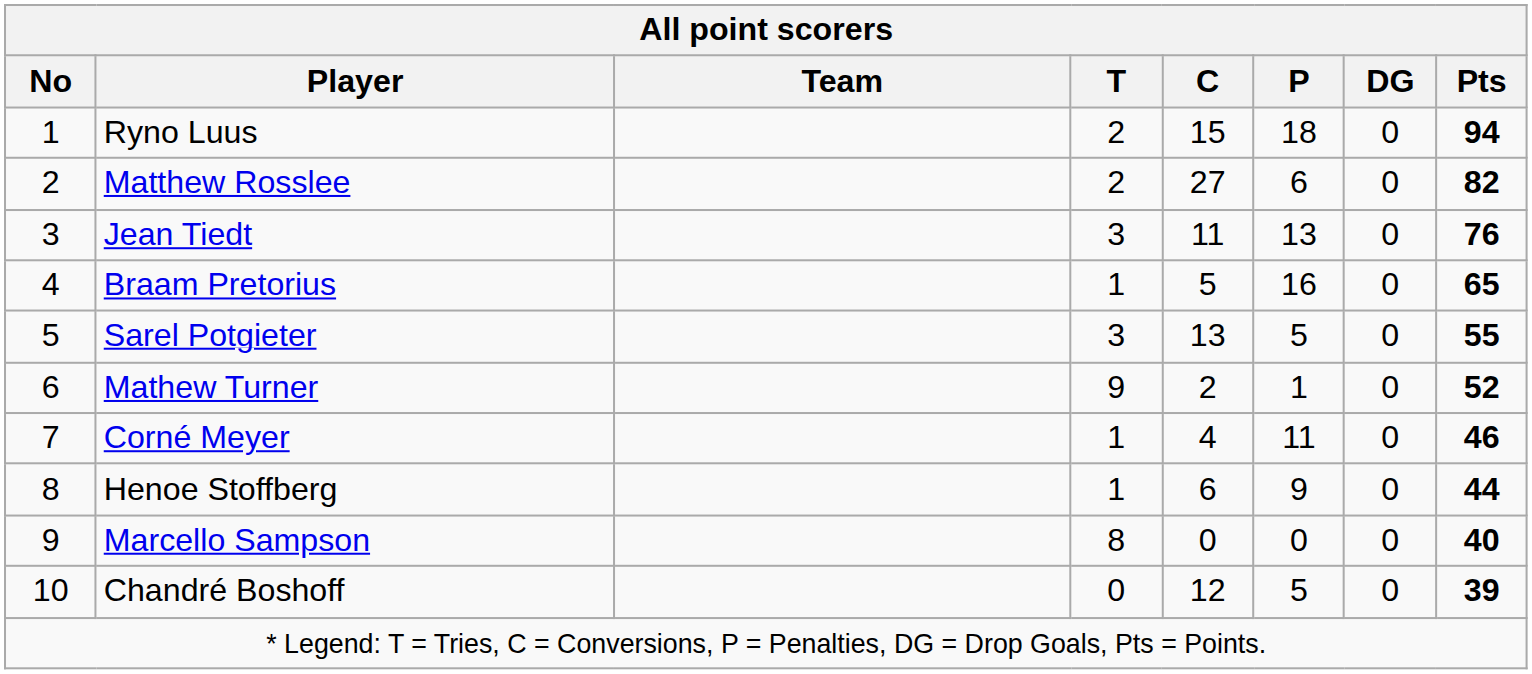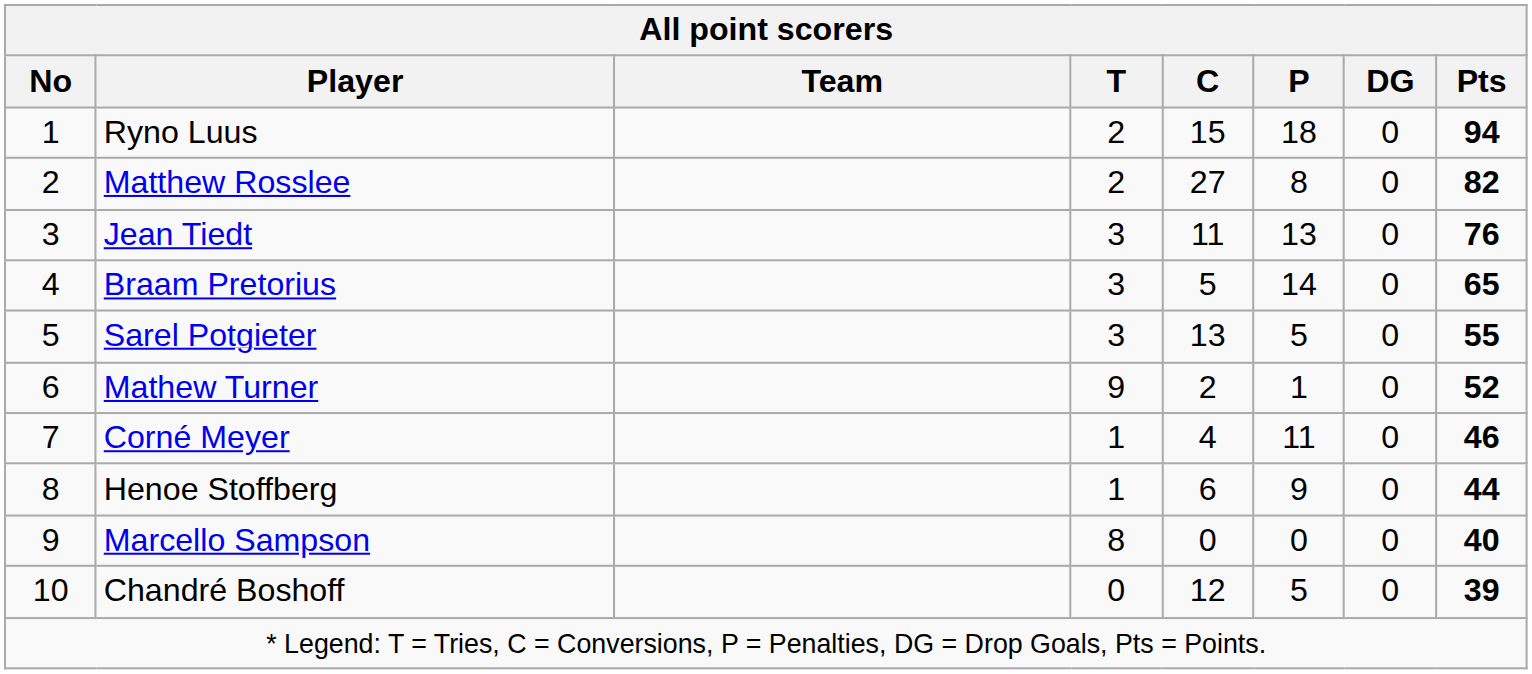(1299, 183) 6 -> (1299, 183) 8
(1116, 285) 1 -> (1116, 285) 3
(1299, 285) 16 -> (1299, 285) 14
